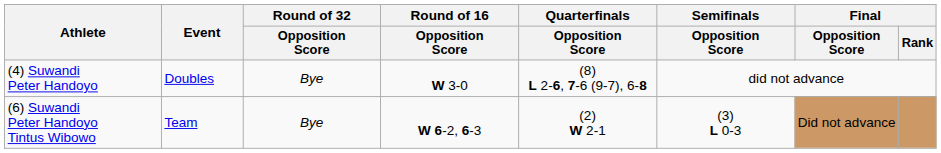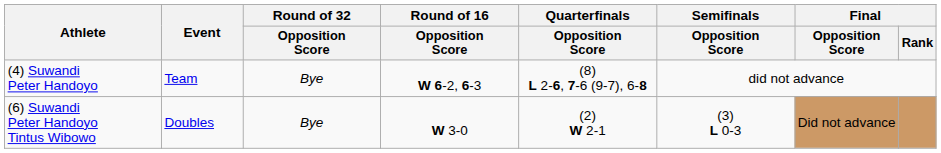(189, 79) Doubles -> (181, 79) Team
(450, 86) W 3-0 -> (450, 86) W 6-2, 6-3
(181, 123) Team -> (189, 123) Doubles
(450, 130) W 6-2, 6-3 -> (450, 130) W 3-0
